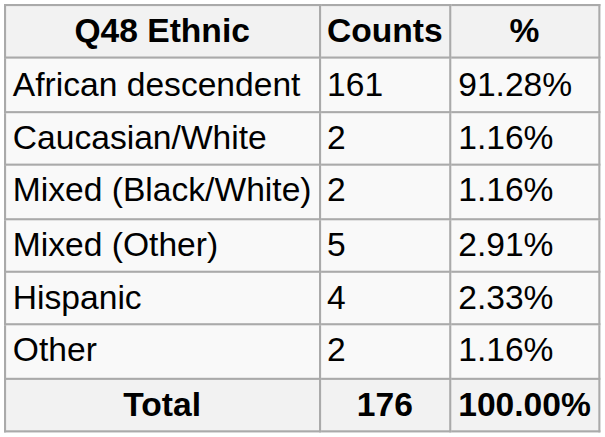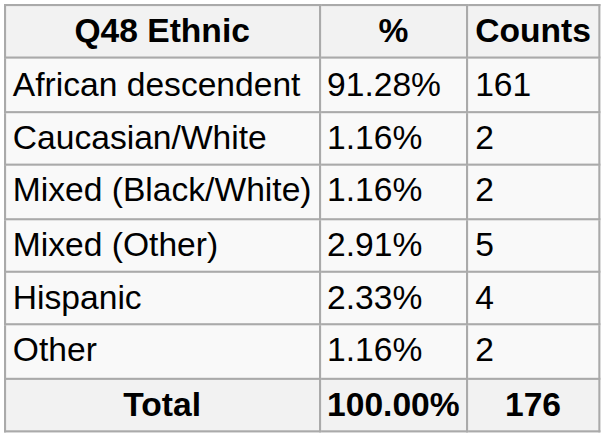columns swapped: (385, 31) <-> (525, 31)
